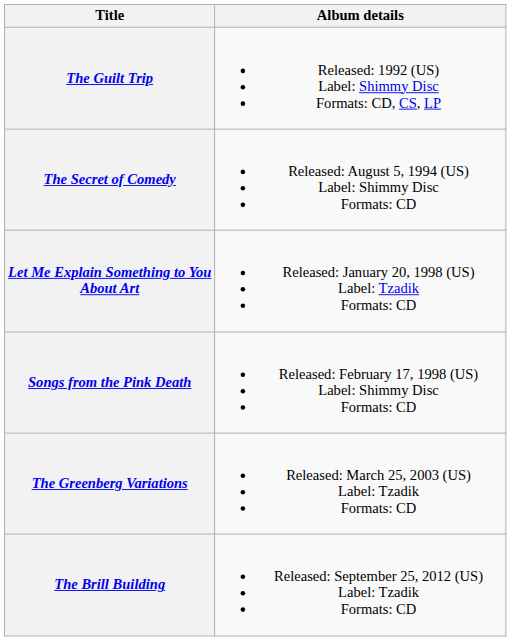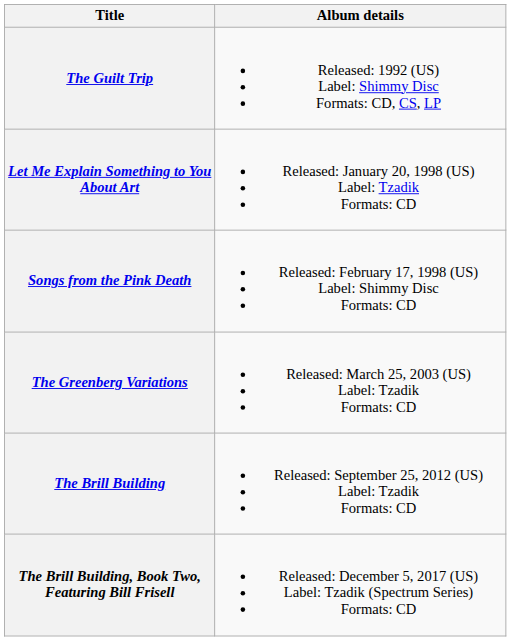- row: (110, 179)
+ row: (110, 585)
